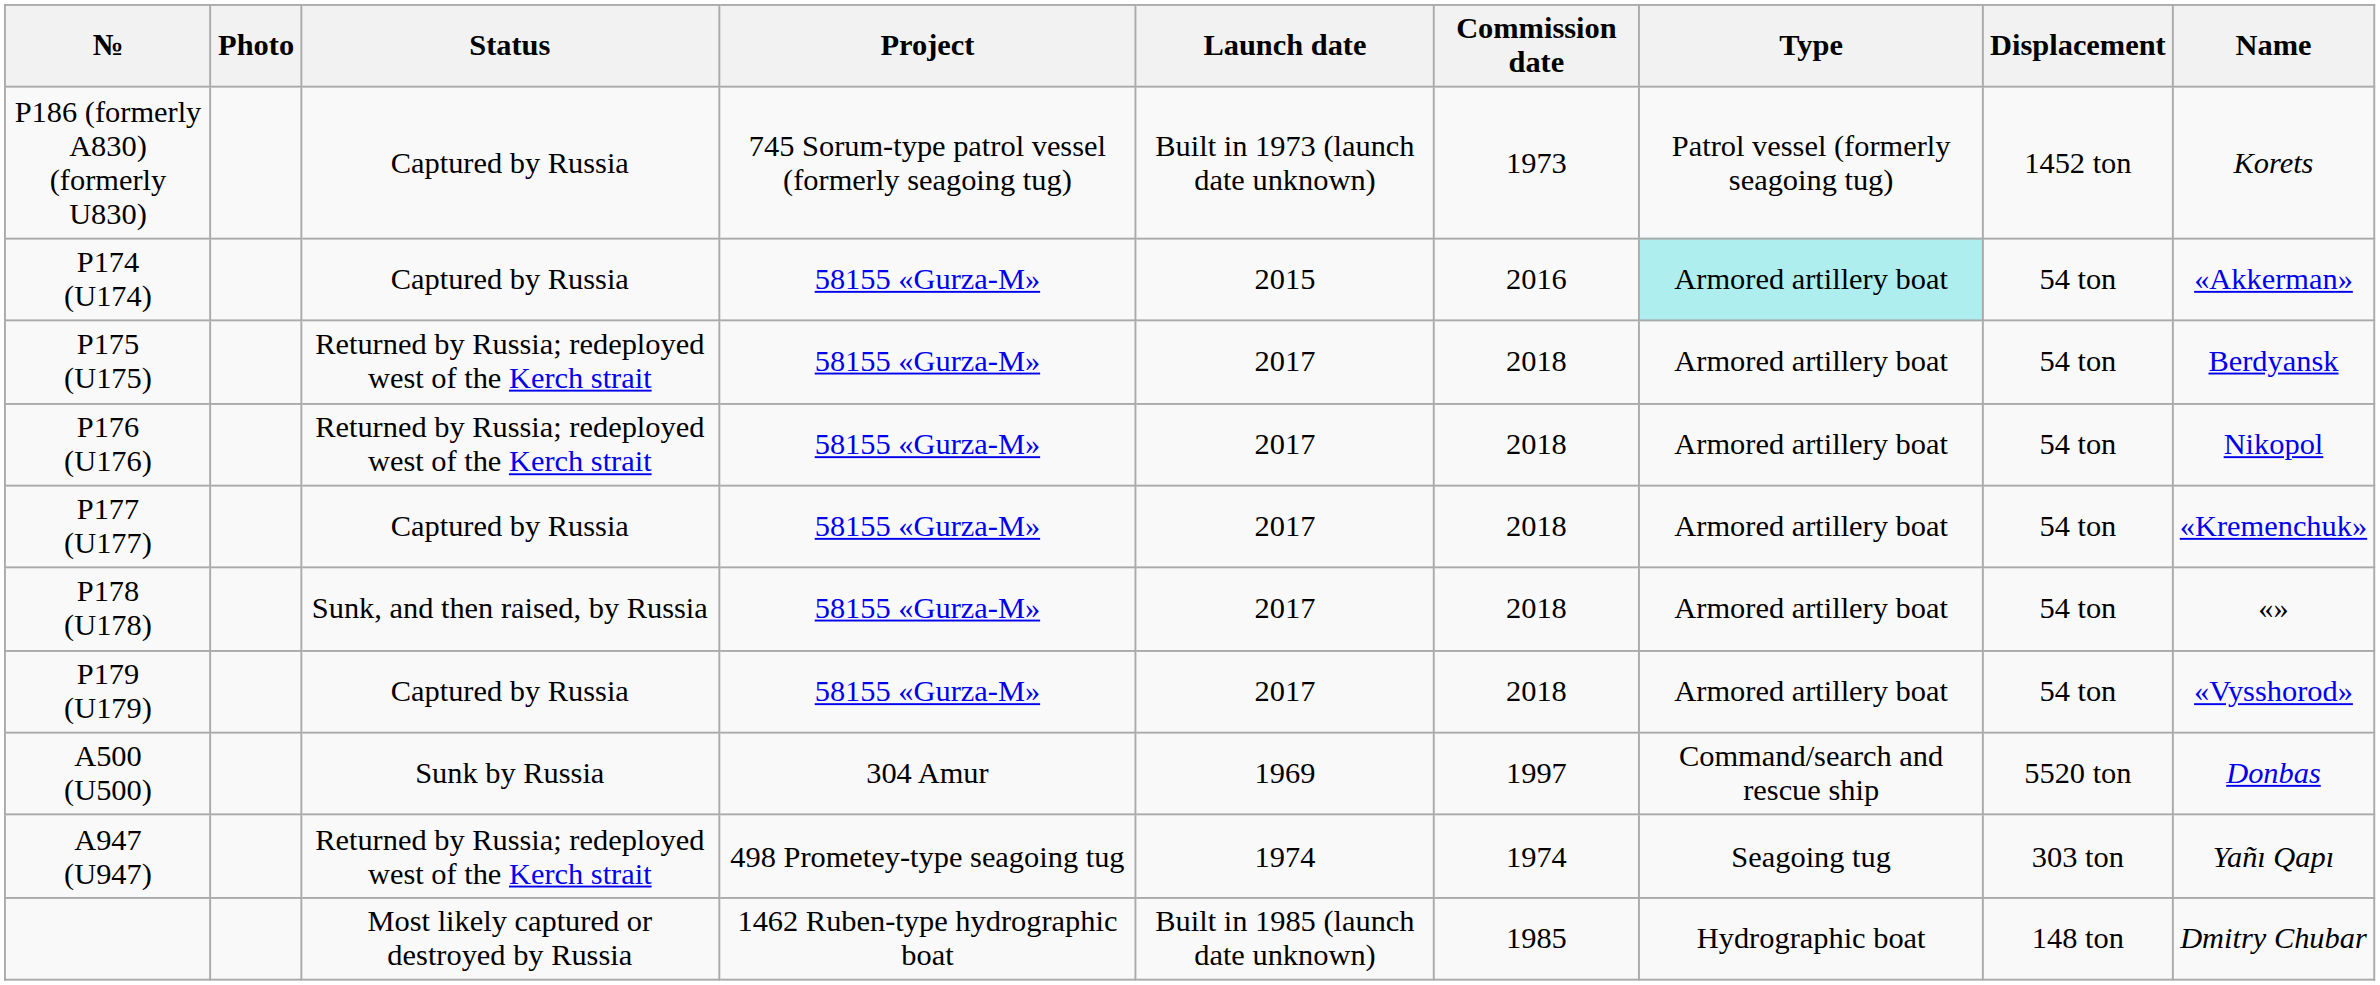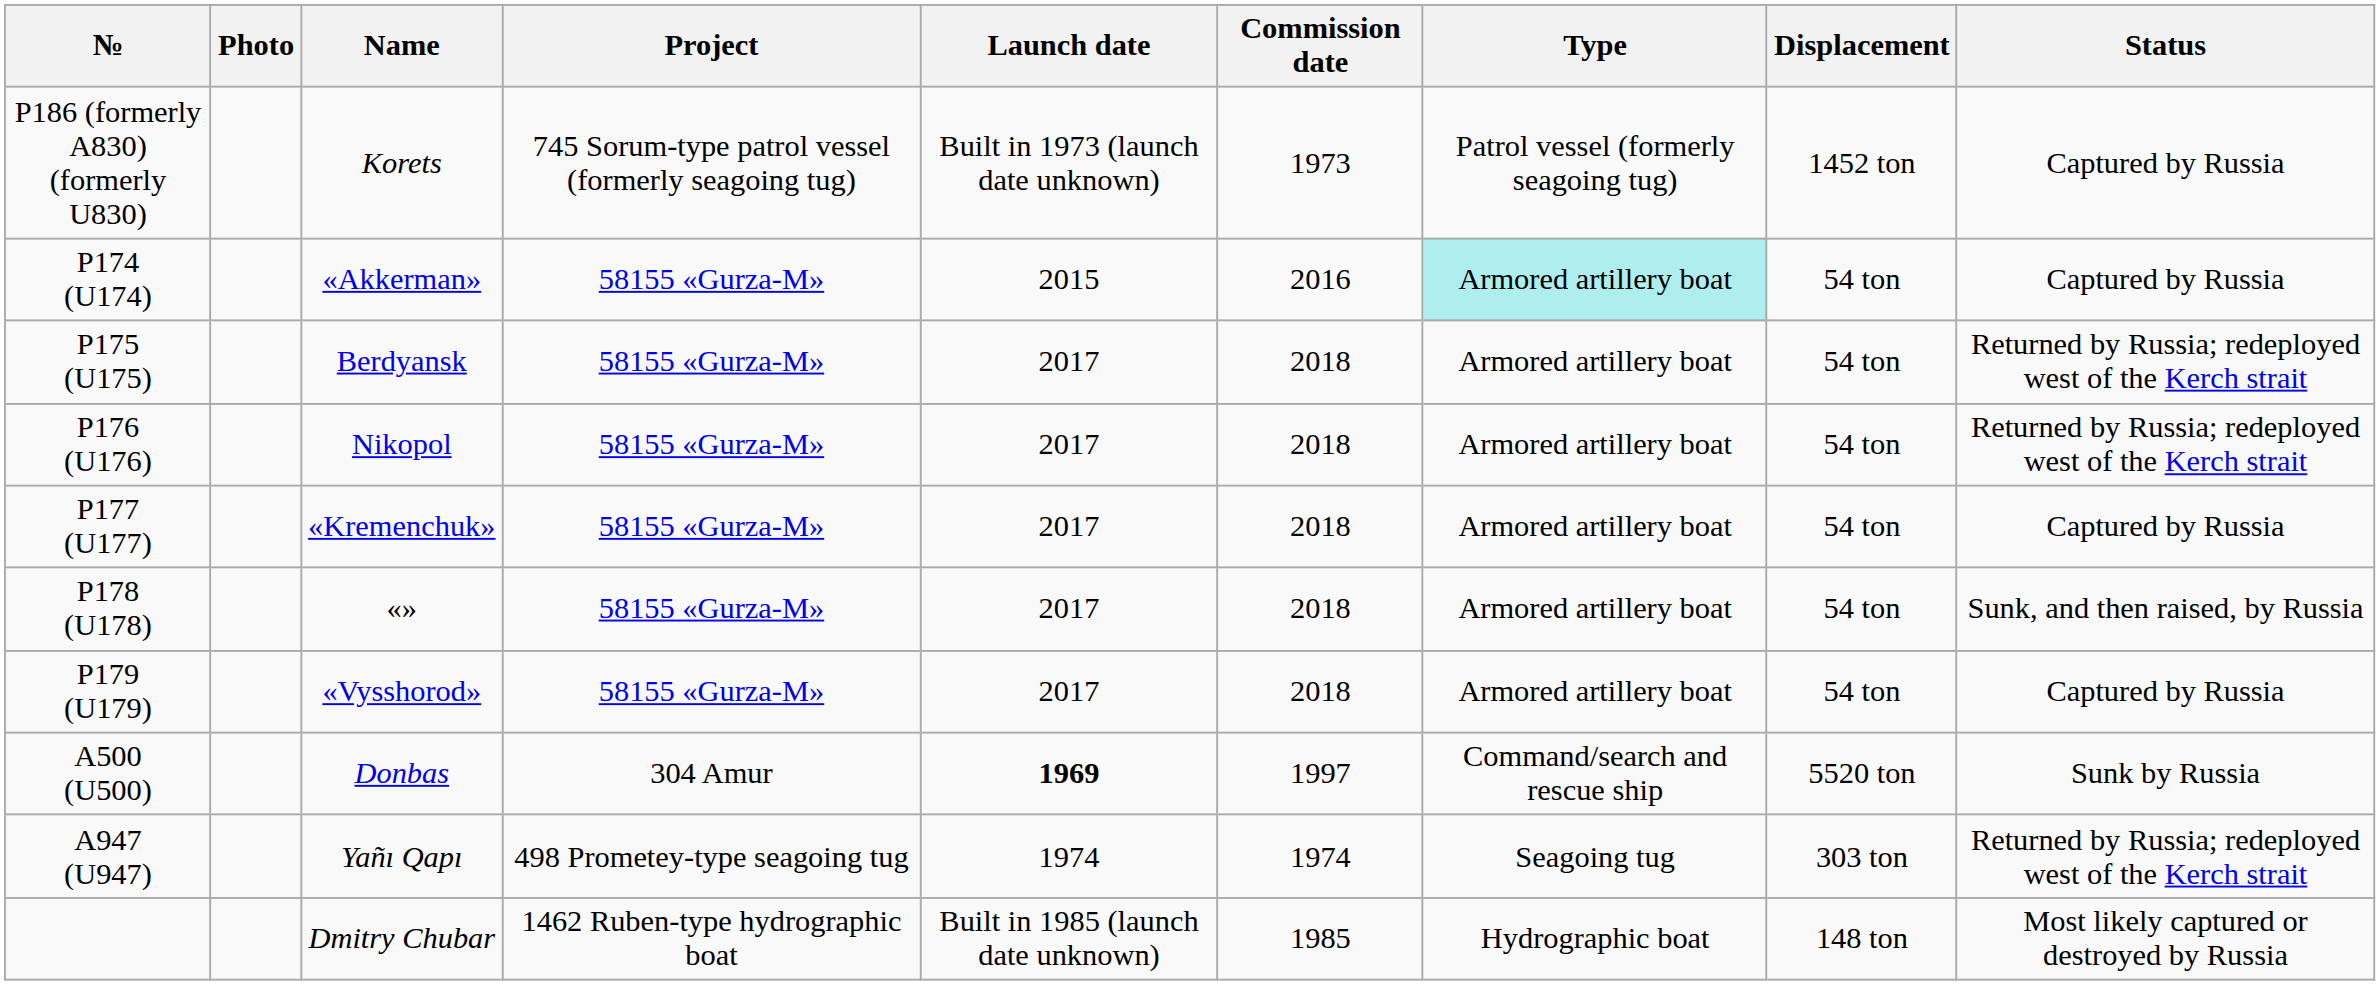columns swapped: (2273, 45) <-> (510, 45)
(1285, 773) normal -> (1069, 773) bold
